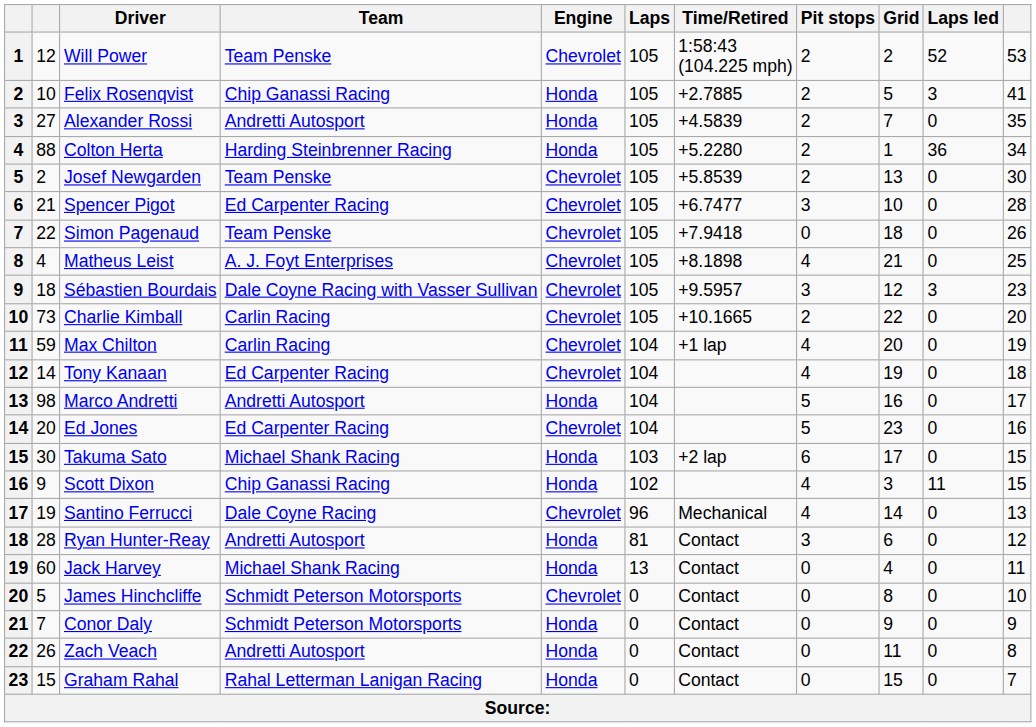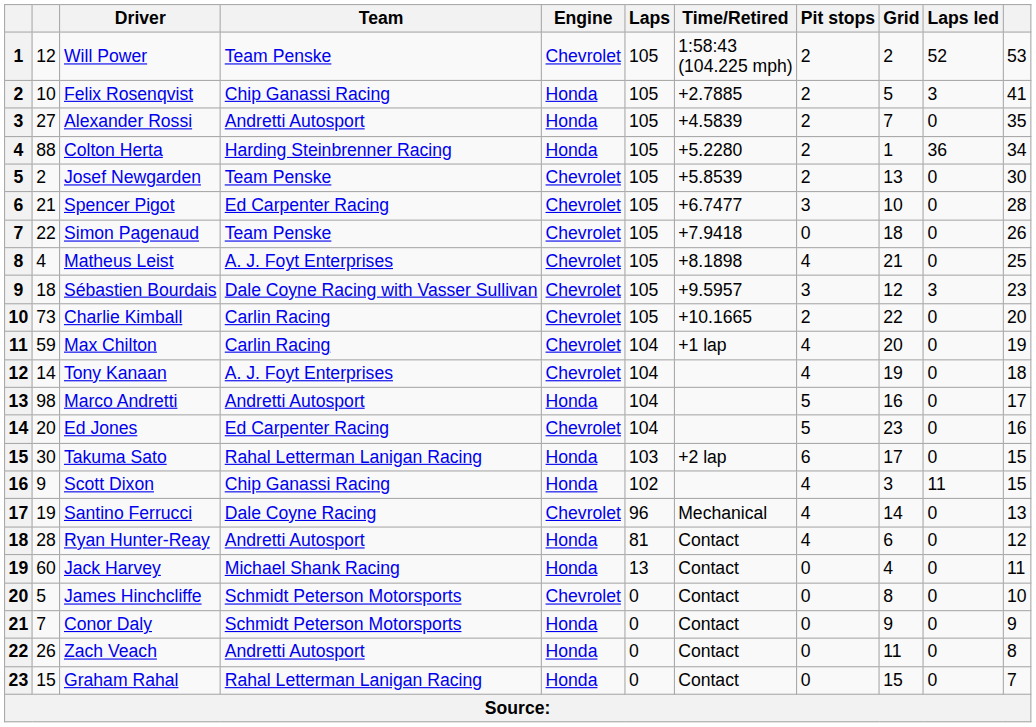(307, 373) Ed Carpenter Racing -> (309, 373) A. J. Foyt Enterprises
(312, 456) Michael Shank Racing -> (353, 456) Rahal Letterman Lanigan Racing
(806, 540) 3 -> (806, 540) 4
